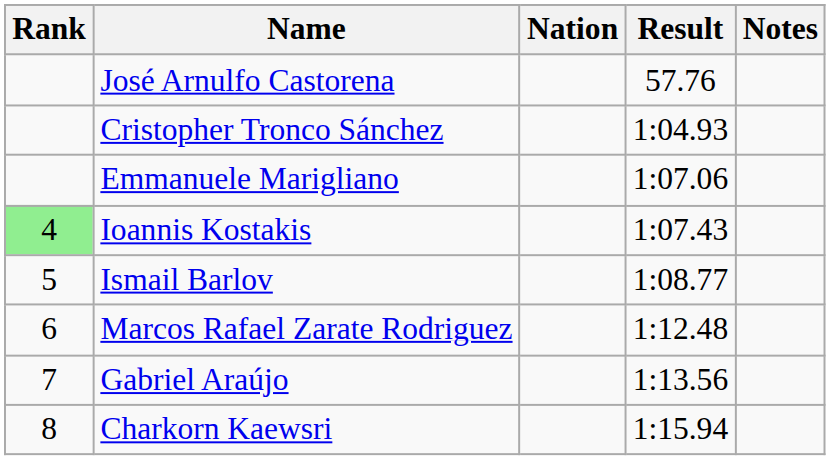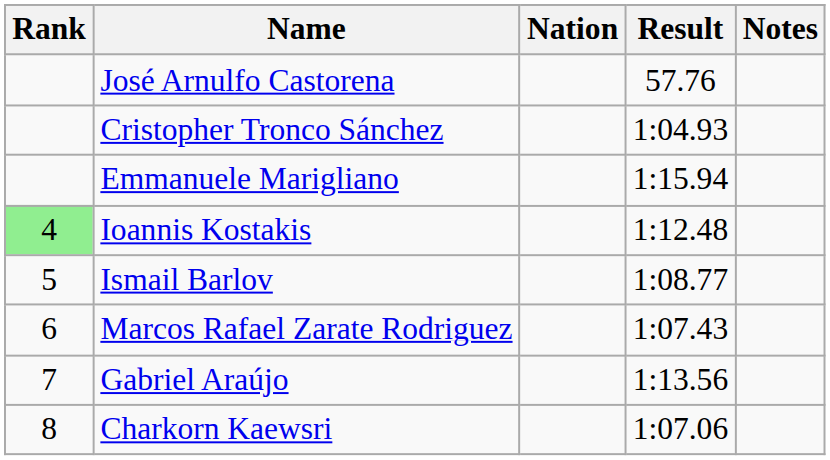(680, 179) 1:07.06 -> (680, 179) 1:15.94
(680, 229) 1:07.43 -> (680, 229) 1:12.48
(680, 329) 1:12.48 -> (680, 329) 1:07.43
(680, 429) 1:15.94 -> (680, 429) 1:07.06
